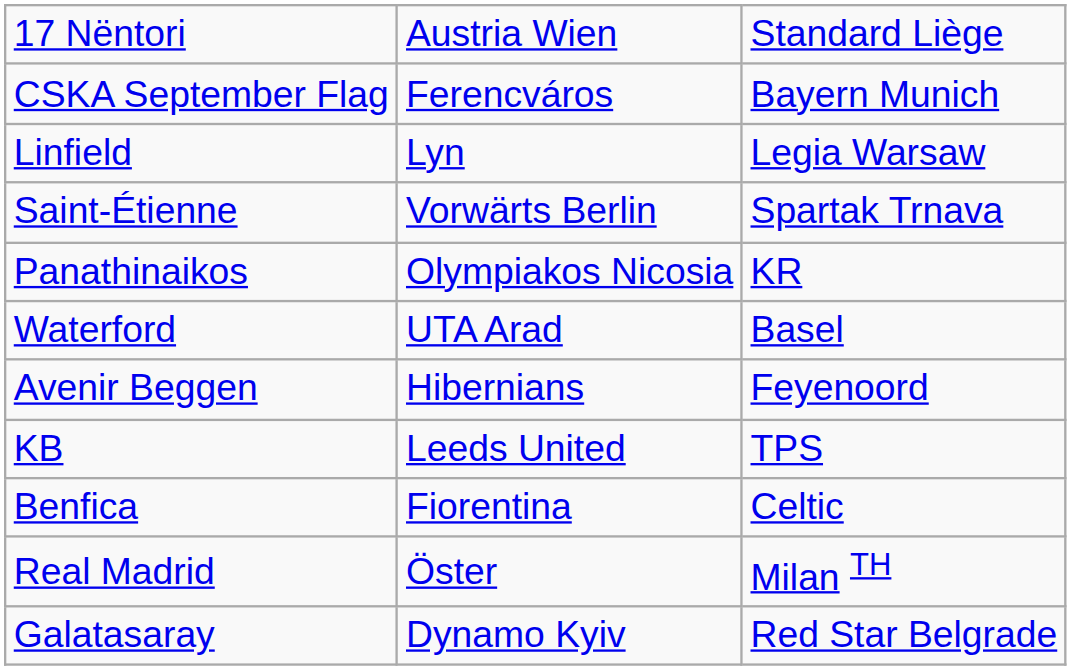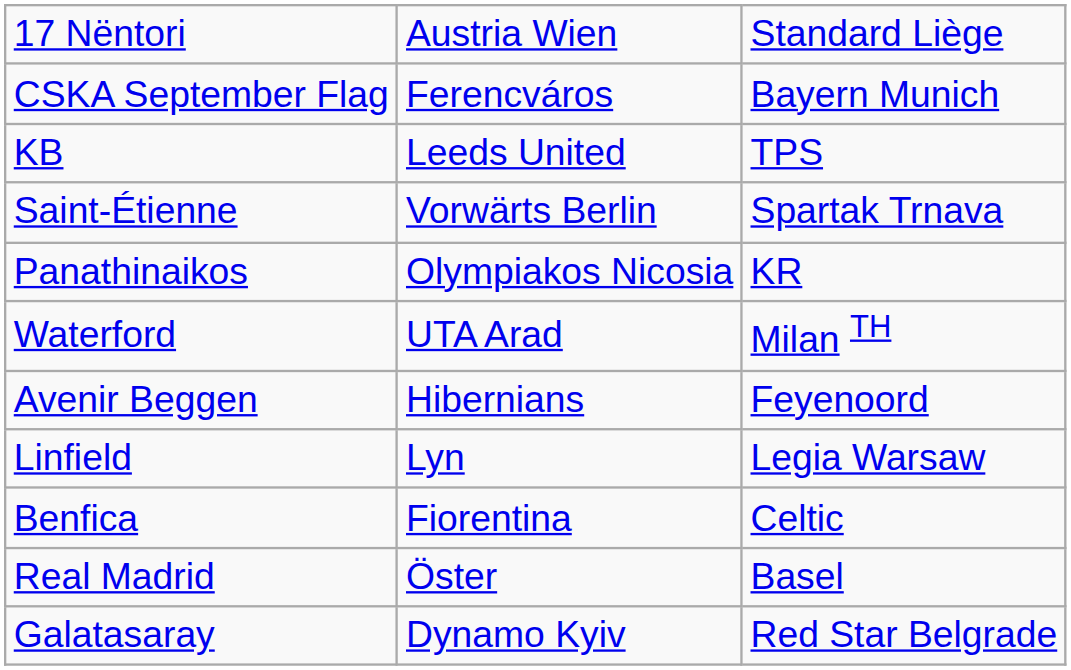rows swapped: (39, 447) <-> (73, 152)
(797, 329) Basel -> (821, 334) Milan TH
(821, 571) Milan TH -> (797, 576) Basel
